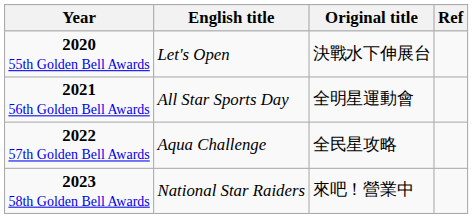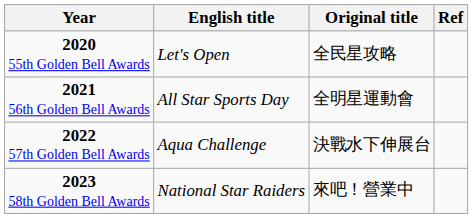(372, 53) 決戰水下伸展台 -> (355, 53) 全民星攻略
(355, 144) 全民星攻略 -> (372, 144) 決戰水下伸展台
